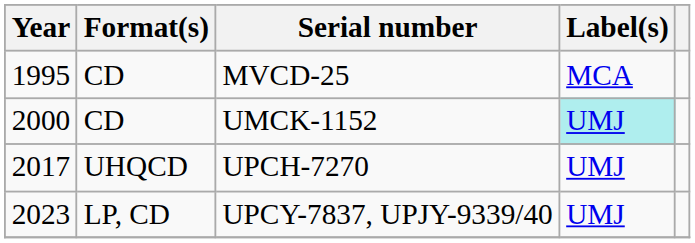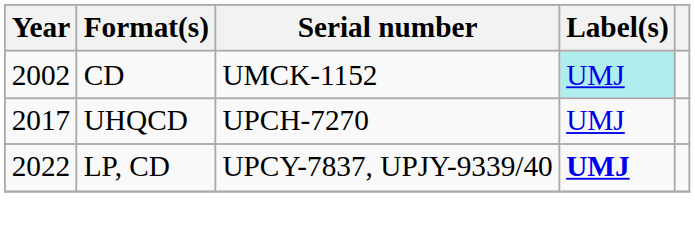- row: (286, 74)
(41, 120) 2000 -> (41, 74) 2002
(41, 213) 2023 -> (41, 167) 2022
(595, 213) normal -> (598, 167) bold
